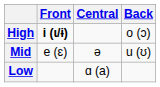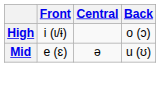(55, 33) bold -> (55, 33) normal
- row: (21, 71)
